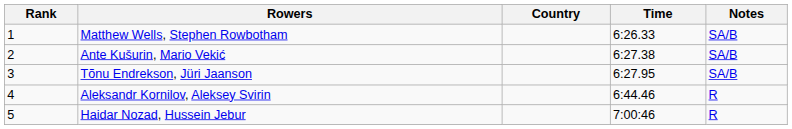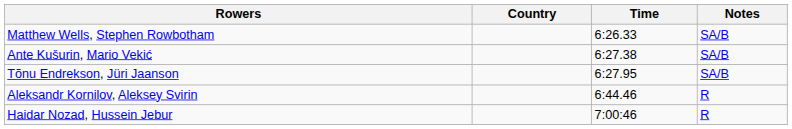- column: (41, 14)
